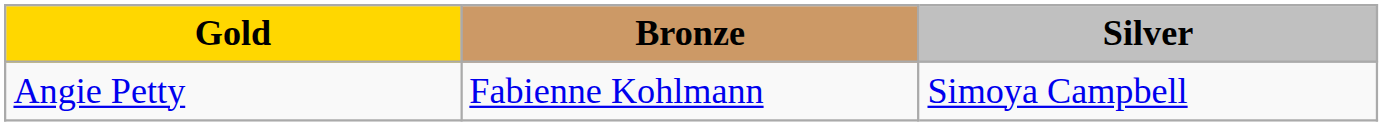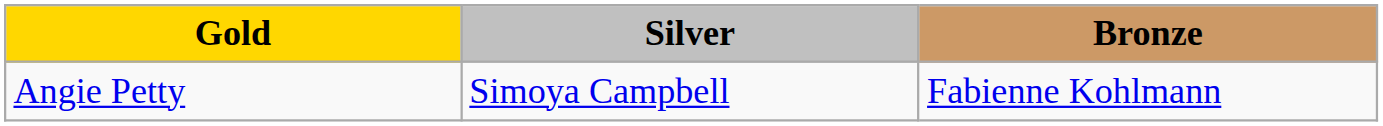columns swapped: (1148, 33) <-> (690, 33)
